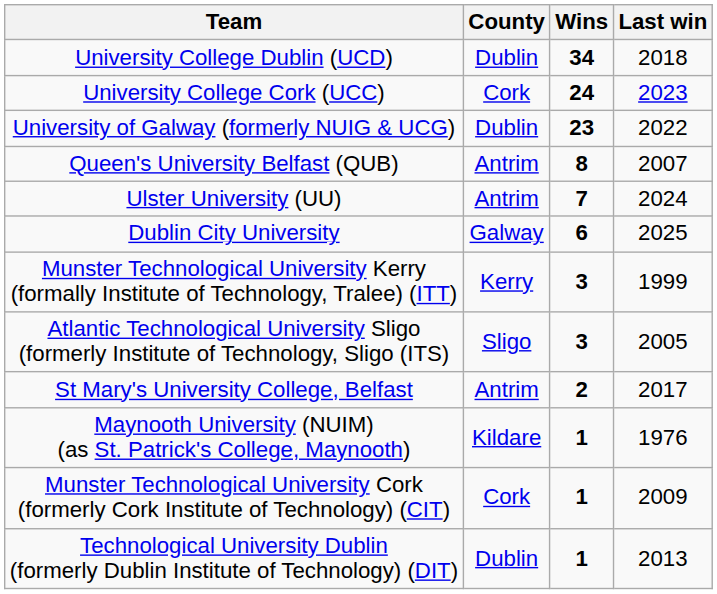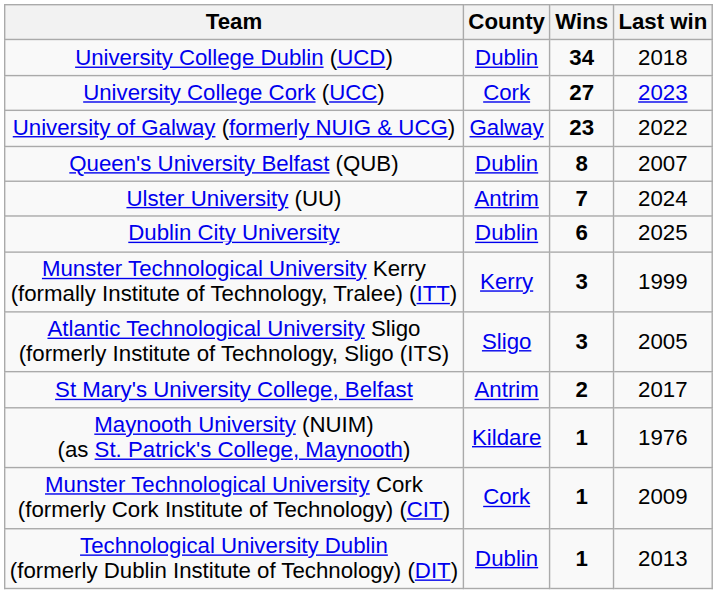(582, 92) 24 -> (582, 92) 27
(507, 127) Dublin -> (507, 127) Galway
(507, 163) Antrim -> (507, 163) Dublin
(507, 233) Galway -> (507, 233) Dublin
